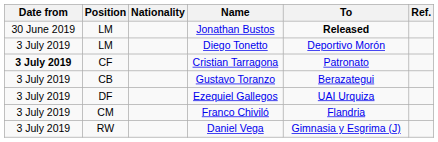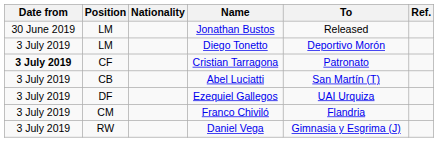(346, 30) bold -> (346, 30) normal
+ row: (235, 79)
- row: (235, 79)
